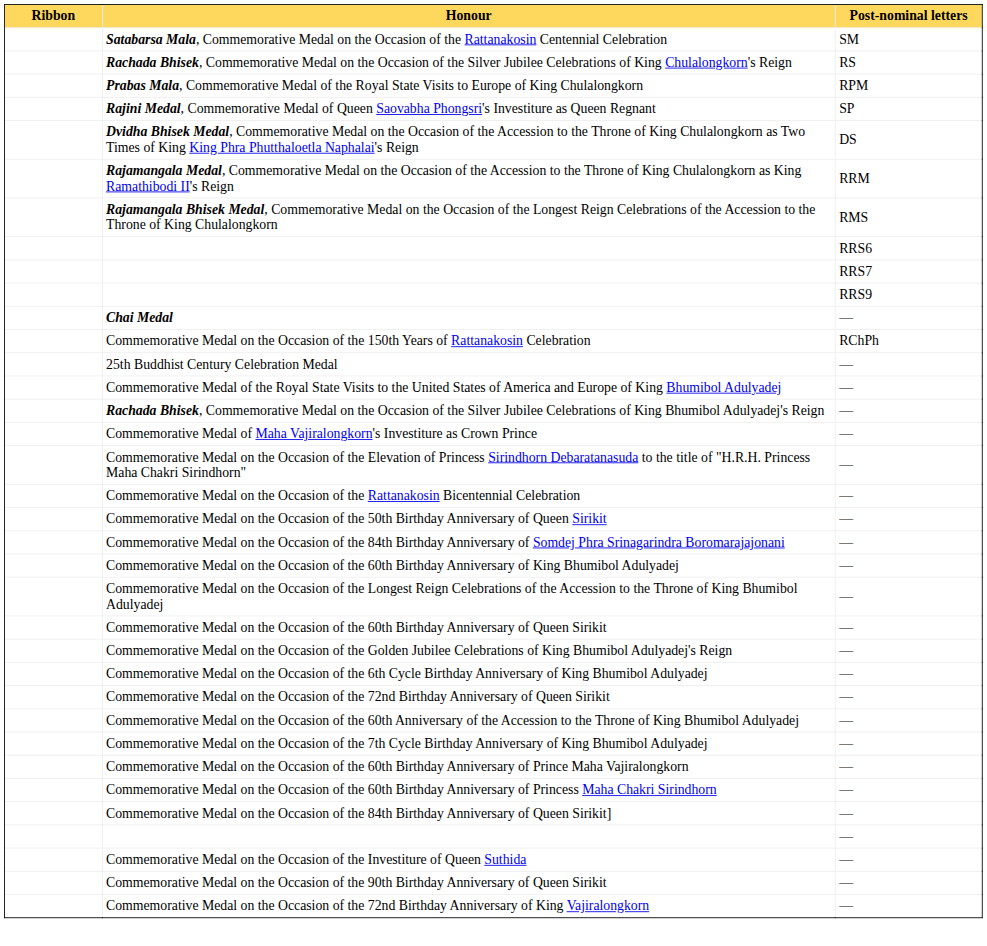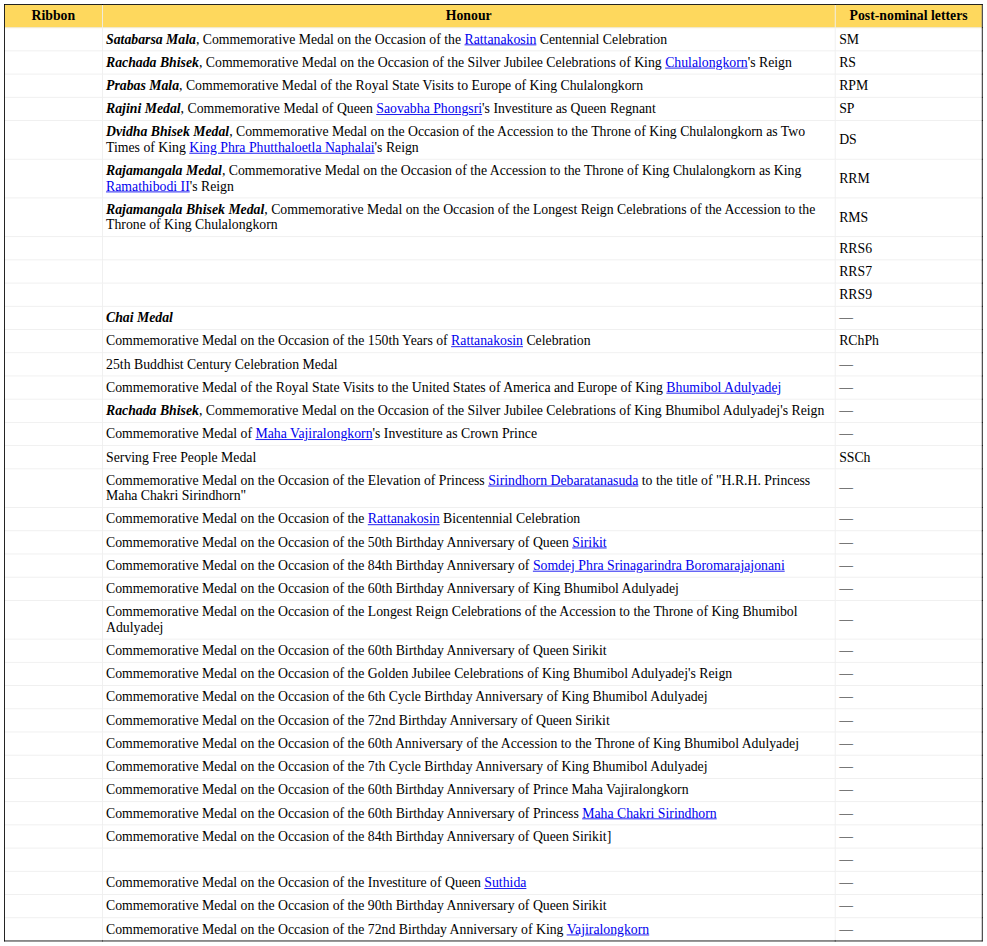+ row: (181, 457)
